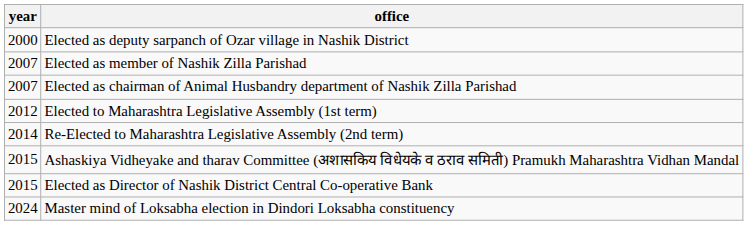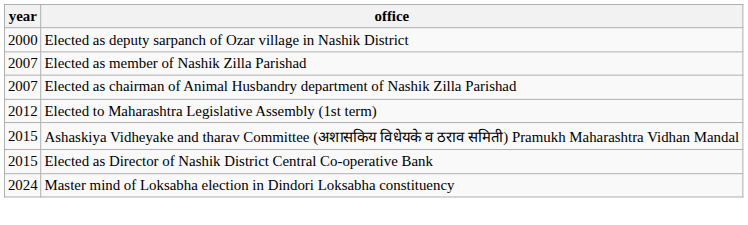- row: (224, 134)
